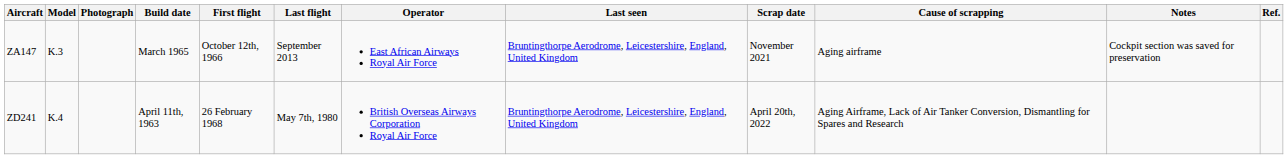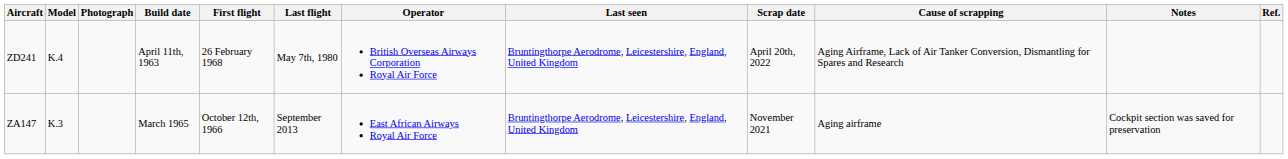rows swapped: (21, 117) <-> (21, 51)
